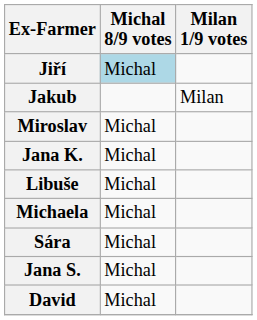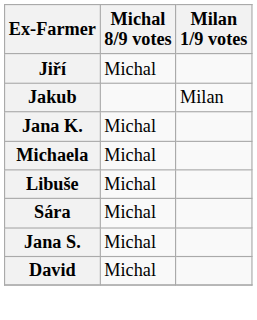(130, 68) lightblue background -> (130, 68) no background
- row: (52, 126)
rows swapped: (52, 184) <-> (52, 213)
